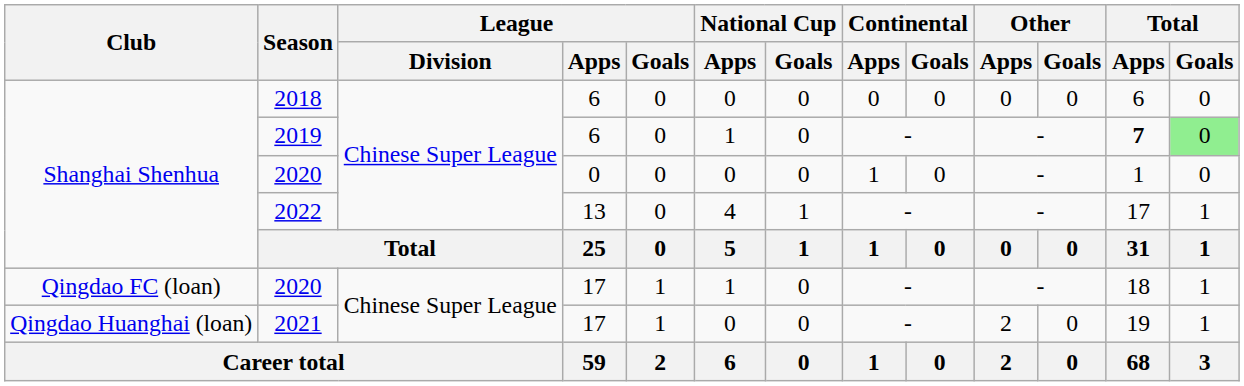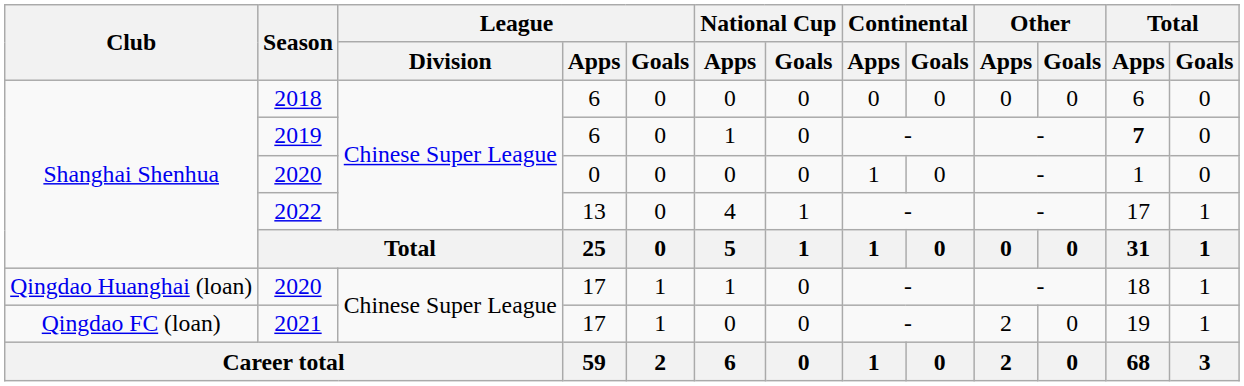(1205, 135) lightgreen background -> (1205, 135) no background
(131, 286) Qingdao FC (loan) -> (131, 286) Qingdao Huanghai (loan)
(131, 323) Qingdao Huanghai (loan) -> (131, 323) Qingdao FC (loan)
